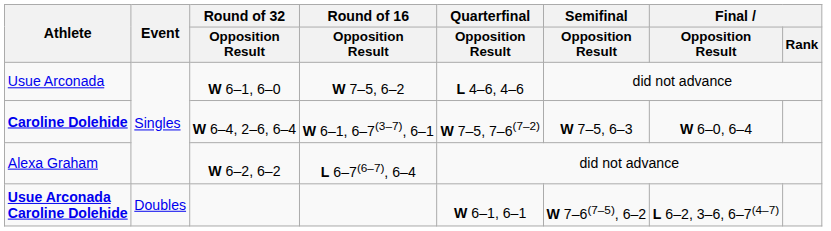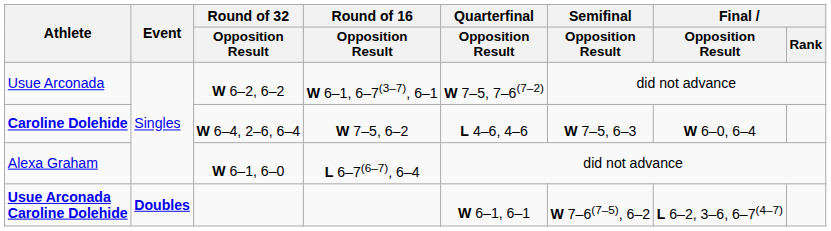(244, 90) W 6–1, 6–0 -> (248, 92) W 6–2, 6–2
(368, 90) W 7–5, 6–2 -> (372, 92) W 6–1, 6–7(3–7), 6–1
(490, 90) L 4–6, 4–6 -> (494, 92) W 7–5, 7–6(7–2)
(368, 130) W 6–1, 6–7(3–7), 6–1 -> (372, 131) W 7–5, 6–2
(490, 130) W 7–5, 7–6(7–2) -> (494, 131) L 4–6, 4–6
(244, 171) W 6–2, 6–2 -> (248, 171) W 6–1, 6–0
(160, 205) normal -> (162, 205) bold
